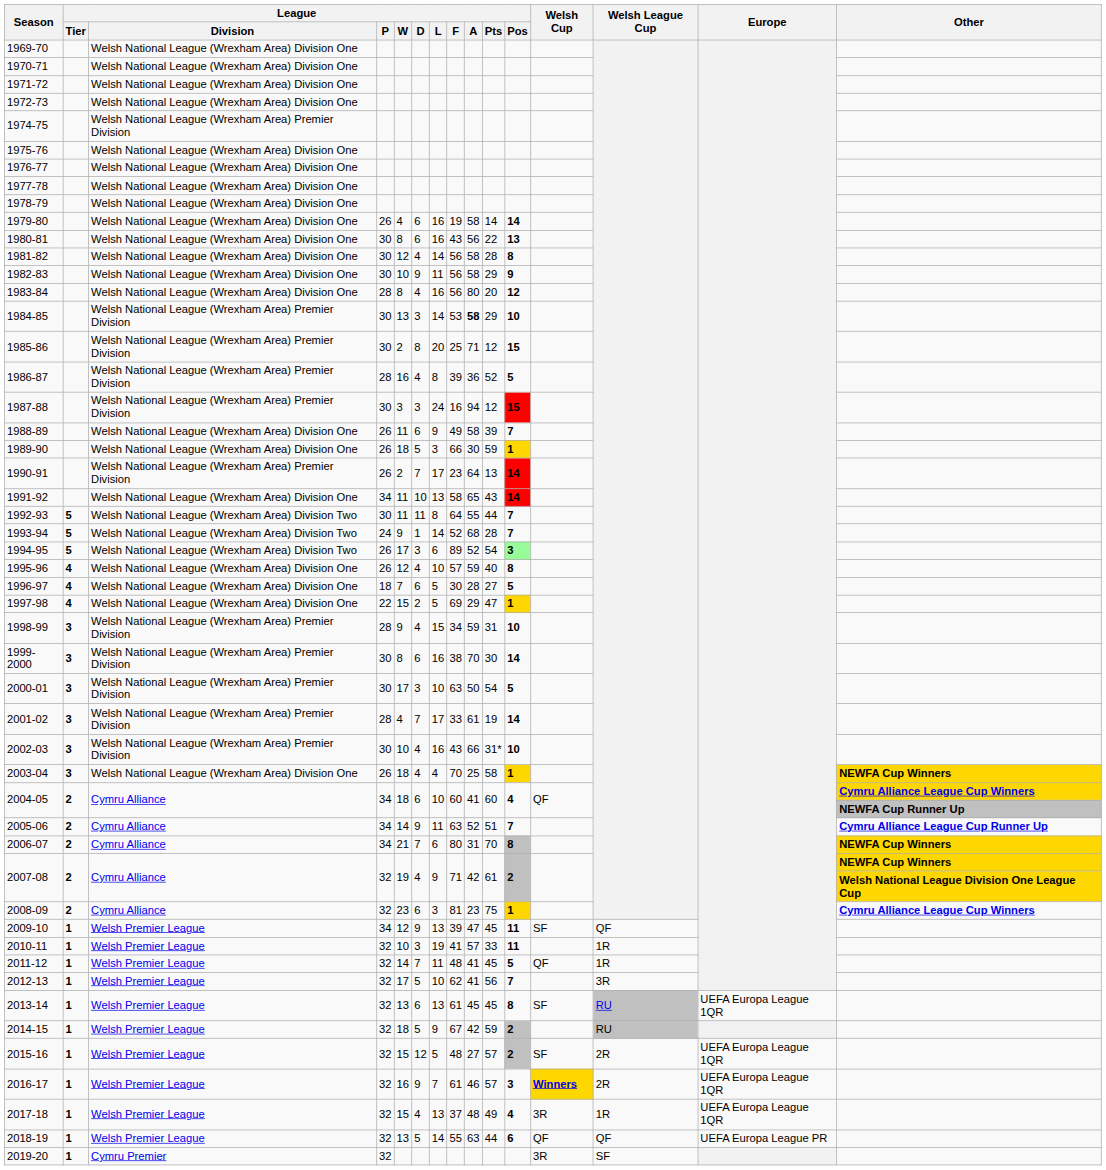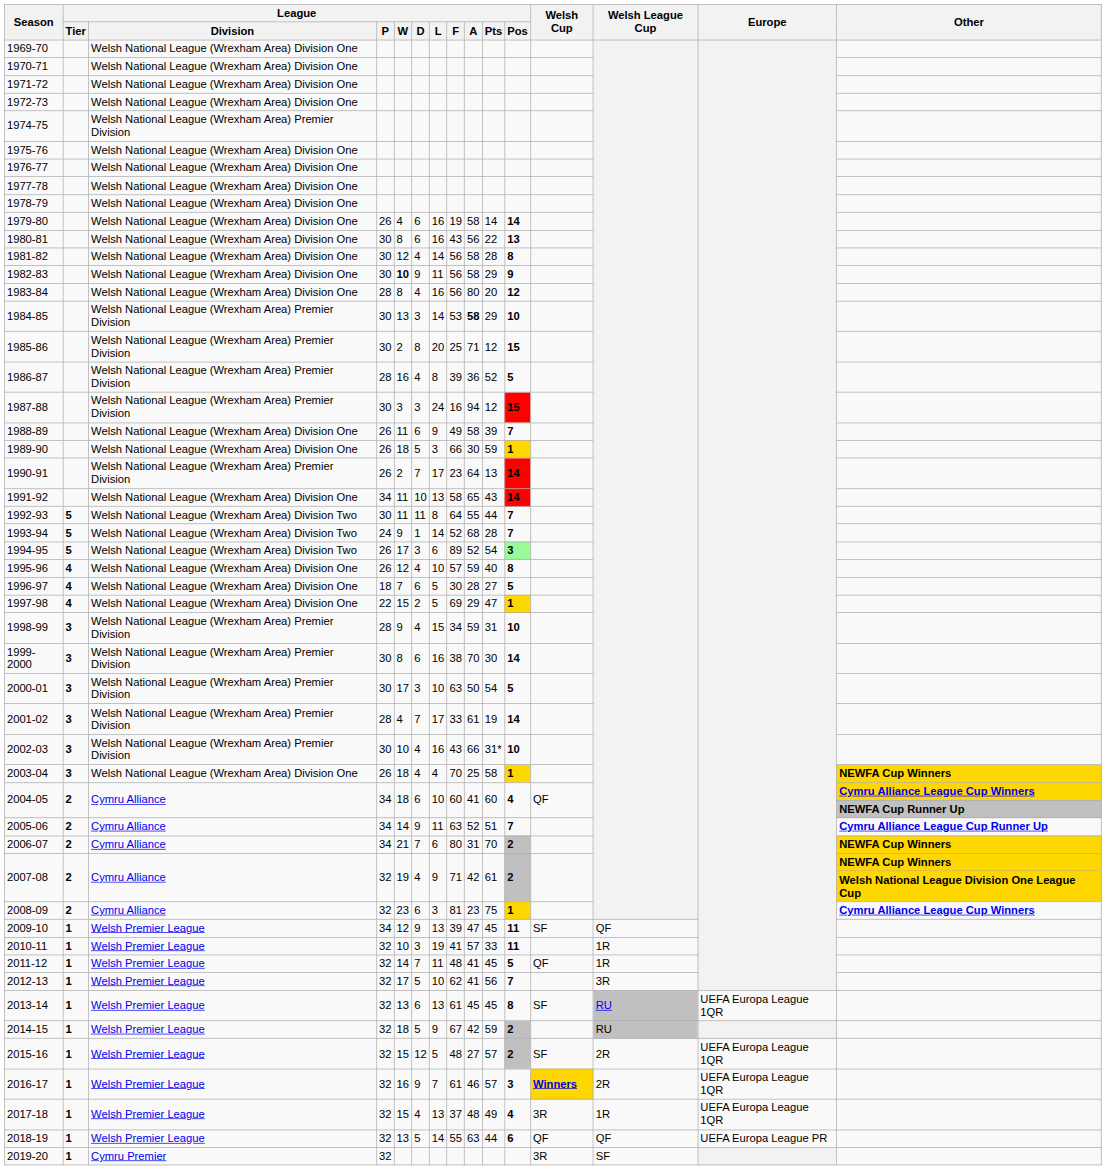(403, 274) normal -> (403, 274) bold
(510, 844) 8 -> (510, 844) 2
